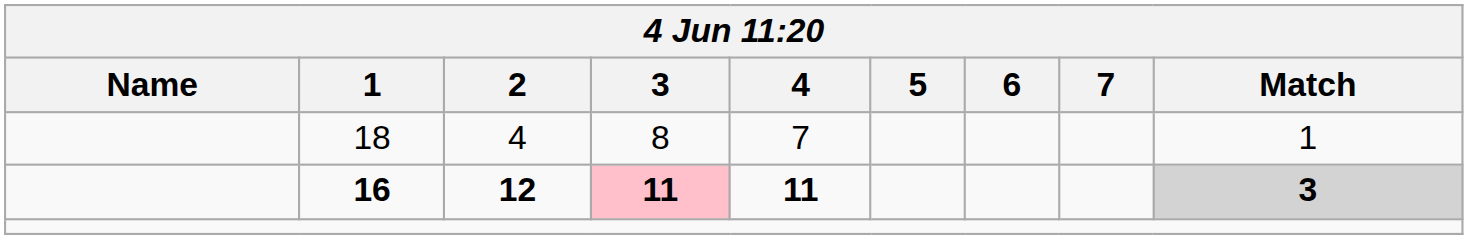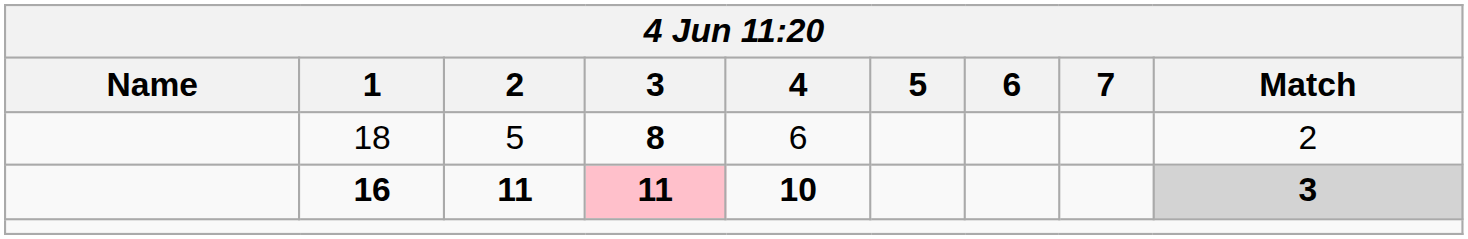(517, 137) 4 -> (515, 137) 5
(660, 137) normal -> (655, 137) bold
(801, 137) 7 -> (798, 137) 6
(1308, 137) 1 -> (1308, 137) 2
(517, 191) 12 -> (515, 191) 11
(801, 191) 11 -> (798, 191) 10
